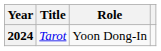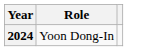- column: (53, 14)
